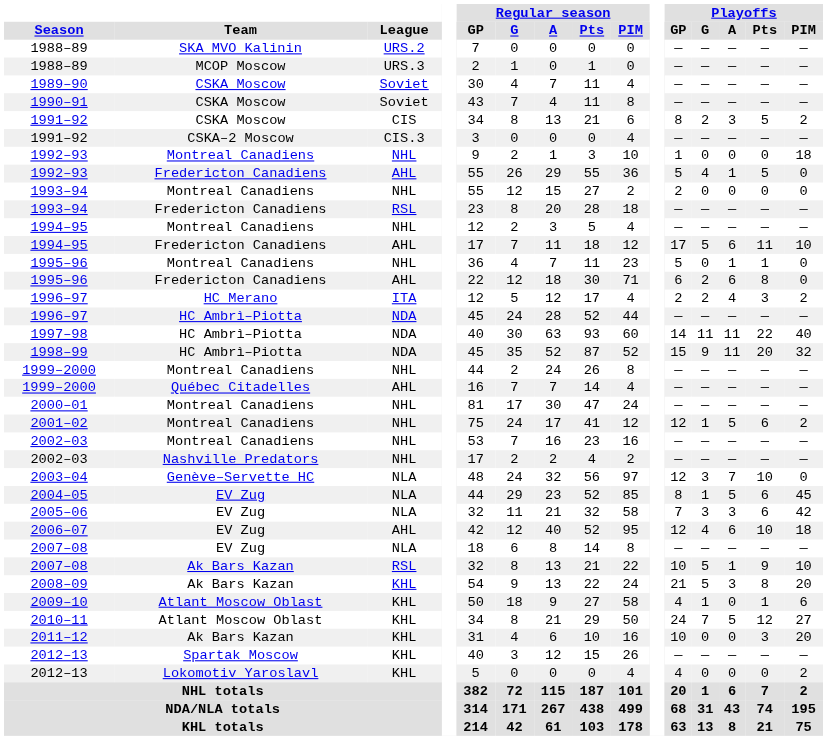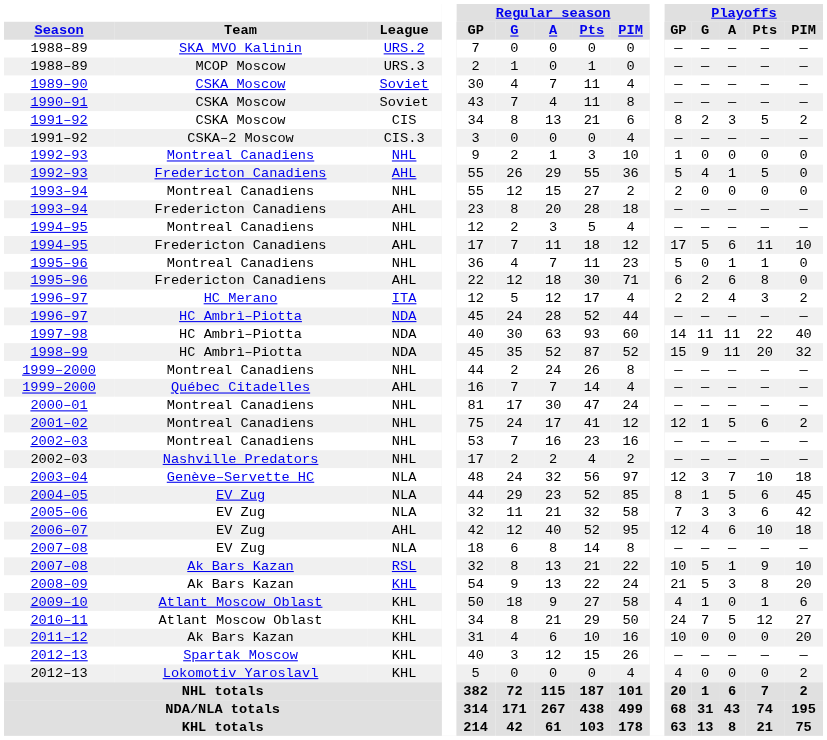(804, 156) 18 -> (804, 156) 0
(404, 209) RSL -> (404, 209) AHL
(804, 477) 0 -> (804, 477) 18
(765, 638) 3 -> (765, 638) 0
